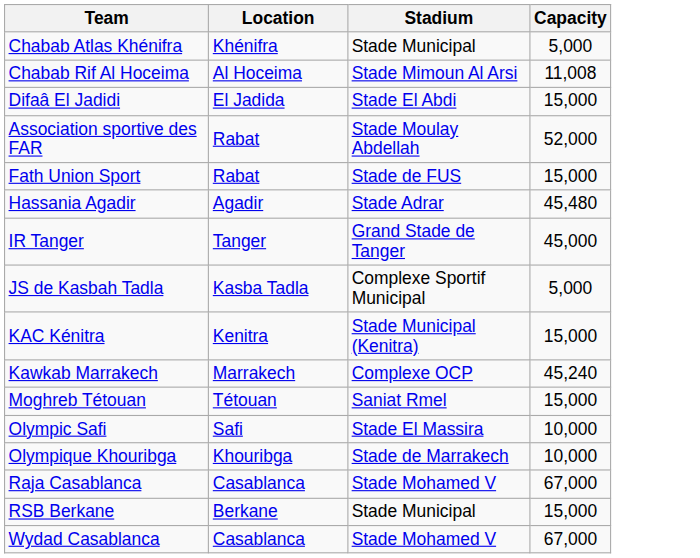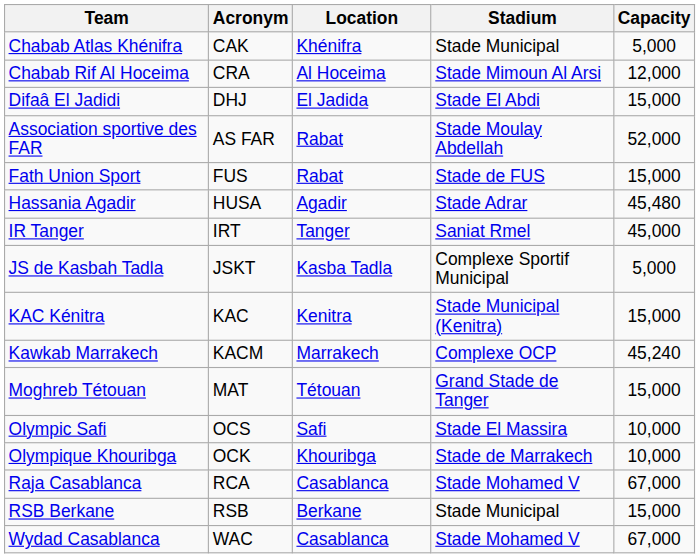+ column: (251, 18)
(570, 73) 11,008 -> (654, 73) 12,000
(413, 241) Grand Stade de Tanger -> (483, 231) Saniat Rmel
(399, 401) Saniat Rmel -> (497, 391) Grand Stade de Tanger
